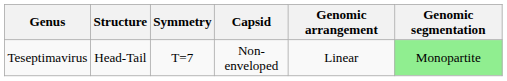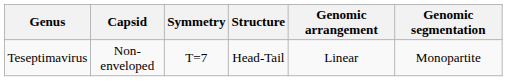columns swapped: (120, 22) <-> (251, 22)
(448, 57) lightgreen background -> (448, 57) no background
